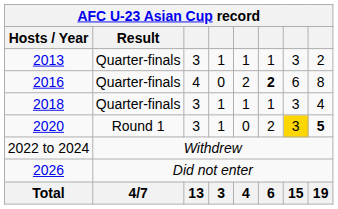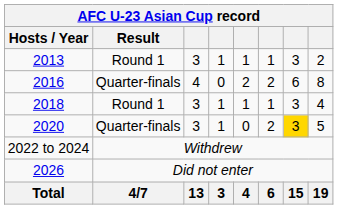(138, 60) Quarter-finals -> (138, 60) Round 1
(271, 82) bold -> (271, 82) normal
(138, 104) Quarter-finals -> (138, 104) Round 1
(138, 126) Round 1 -> (138, 126) Quarter-finals
(321, 126) bold -> (321, 126) normal
